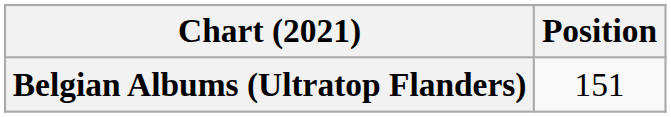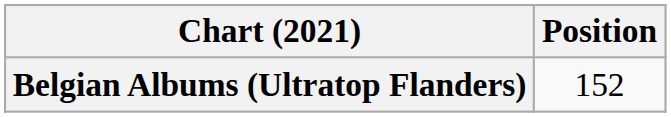(599, 84) 151 -> (599, 84) 152
